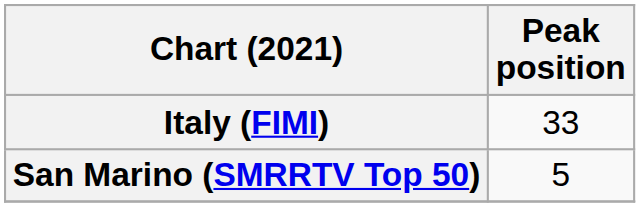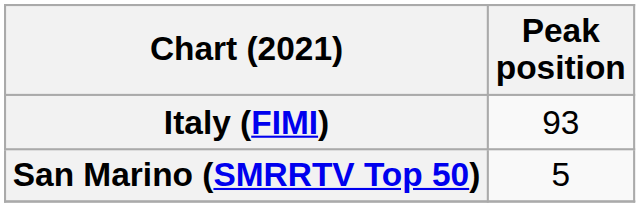(561, 121) 33 -> (561, 121) 93
